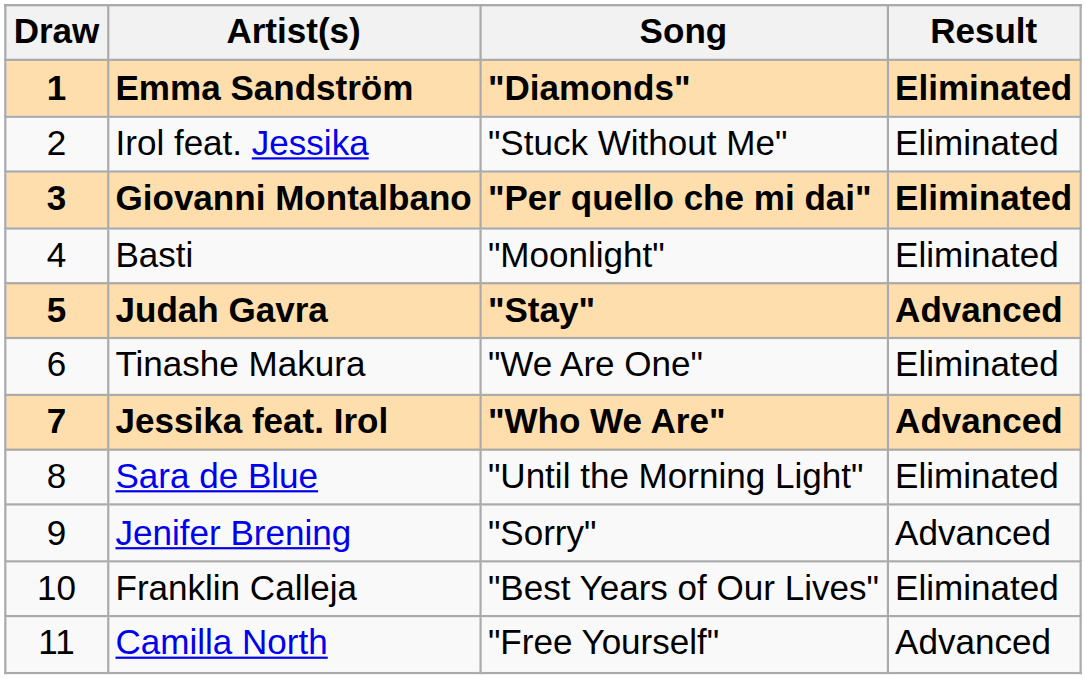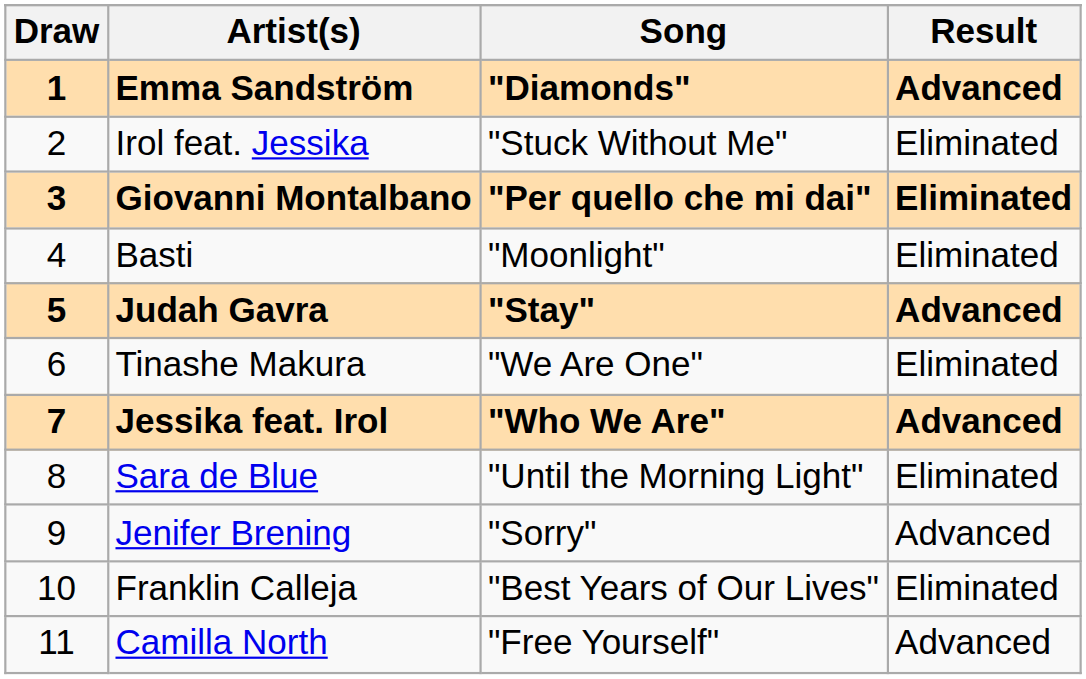(984, 87) Eliminated -> (979, 87) Advanced
